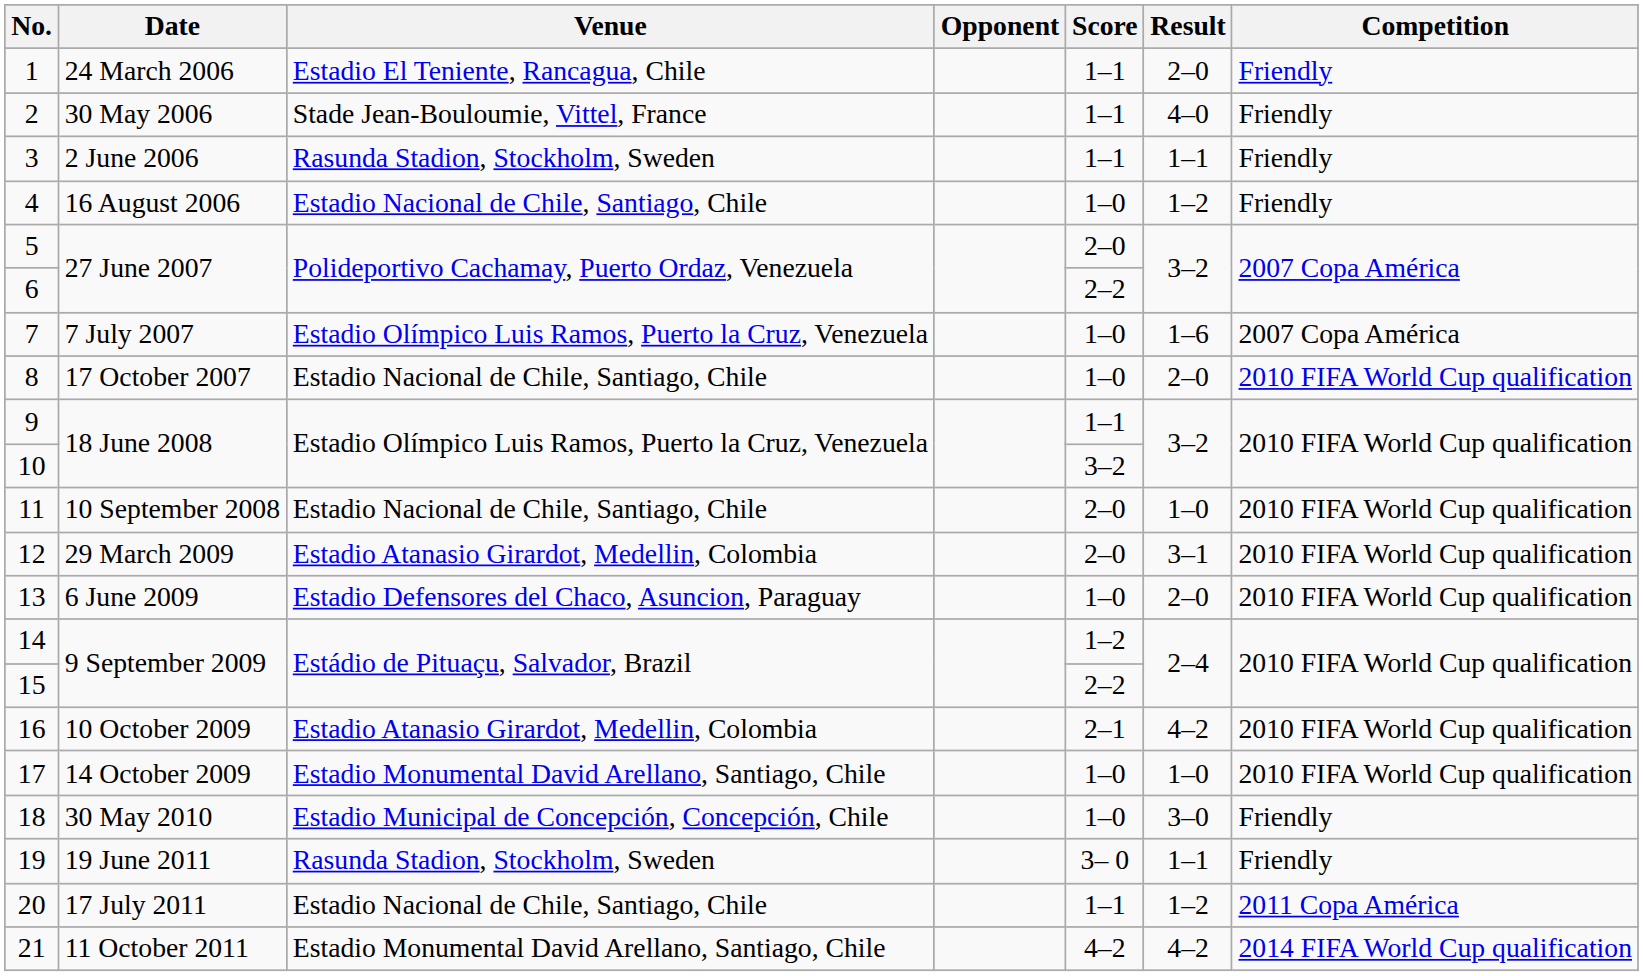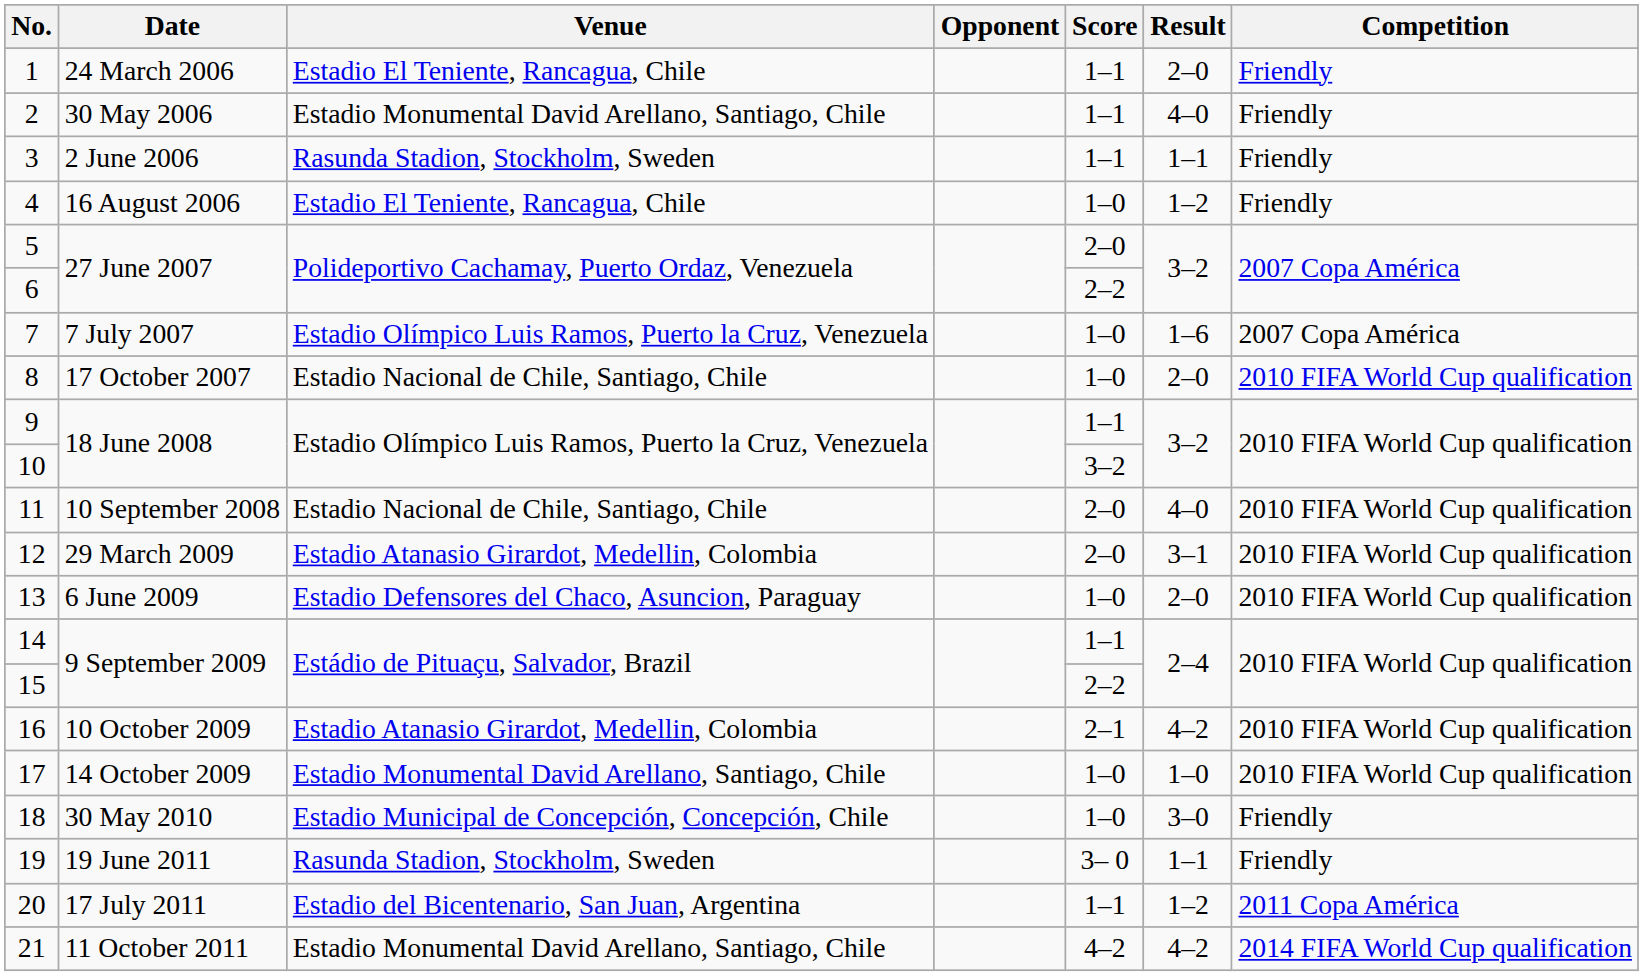(500, 114) Stade Jean-Bouloumie, Vittel, France -> (589, 114) Estadio Monumental David Arellano, Santiago, Chile
(530, 202) Estadio Nacional de Chile, Santiago, Chile -> (499, 202) Estadio El Teniente, Rancagua, Chile
(1188, 509) 1–0 -> (1188, 509) 4–0
(1105, 641) 1–2 -> (1105, 641) 1–1
(530, 904) Estadio Nacional de Chile, Santiago, Chile -> (547, 904) Estadio del Bicentenario, San Juan, Argentina
